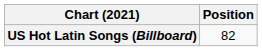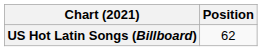(228, 35) 82 -> (228, 35) 62
